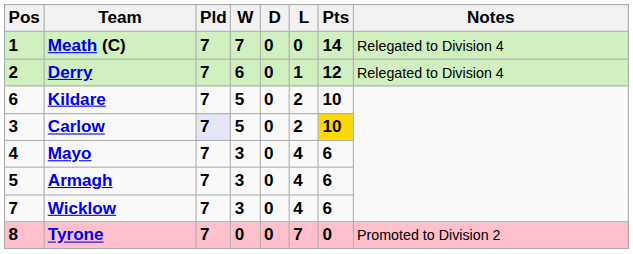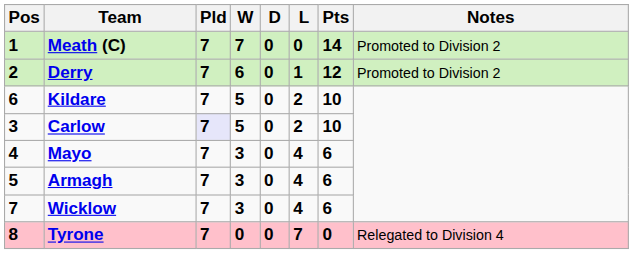(430, 46) Relegated to Division 4 -> (429, 46) Promoted to Division 2
(430, 73) Relegated to Division 4 -> (429, 73) Promoted to Division 2
(332, 126) gold background -> (332, 126) no background
(429, 236) Promoted to Division 2 -> (430, 236) Relegated to Division 4
